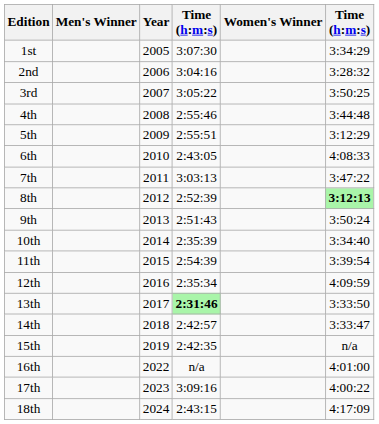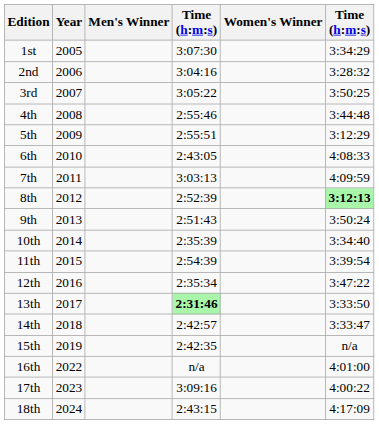columns swapped: (156, 22) <-> (96, 22)
(350, 177) 3:47:22 -> (350, 177) 4:09:59
(350, 282) 4:09:59 -> (350, 282) 3:47:22
